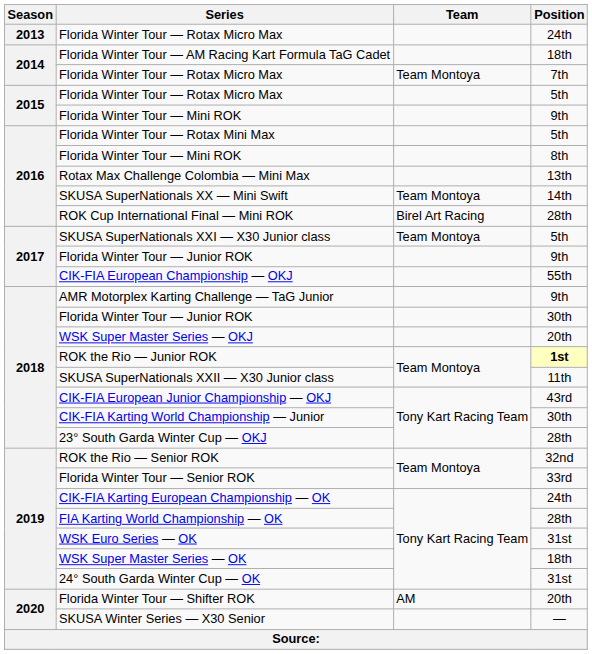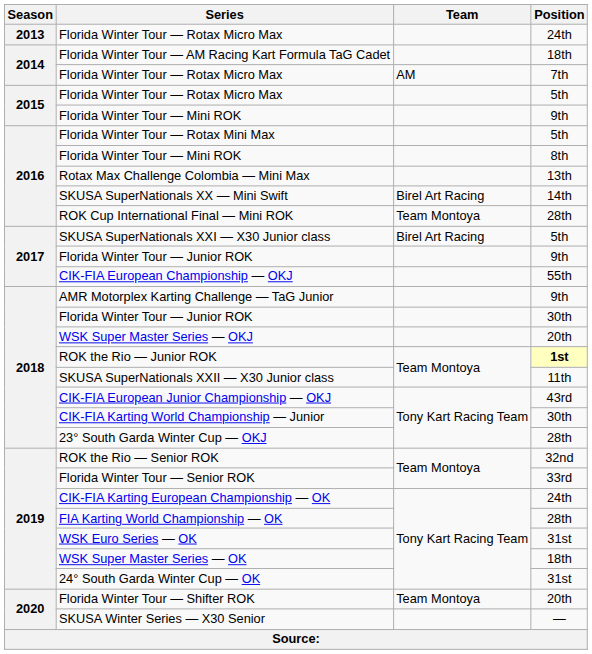(438, 75) Team Montoya -> (406, 75) AM
(438, 196) Team Montoya -> (440, 196) Birel Art Racing
(440, 216) Birel Art Racing -> (438, 216) Team Montoya
(438, 236) Team Montoya -> (440, 236) Birel Art Racing
(406, 599) AM -> (438, 599) Team Montoya
